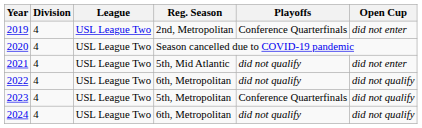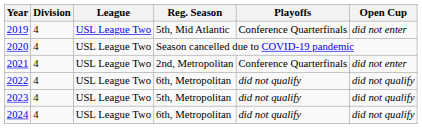(195, 30) 2nd, Metropolitan -> (193, 30) 5th, Mid Atlantic
(193, 64) 5th, Mid Atlantic -> (195, 64) 2nd, Metropolitan
(270, 64) did not qualify -> (293, 64) Conference Quarterfinals
(293, 98) Conference Quarterfinals -> (270, 98) did not qualify
